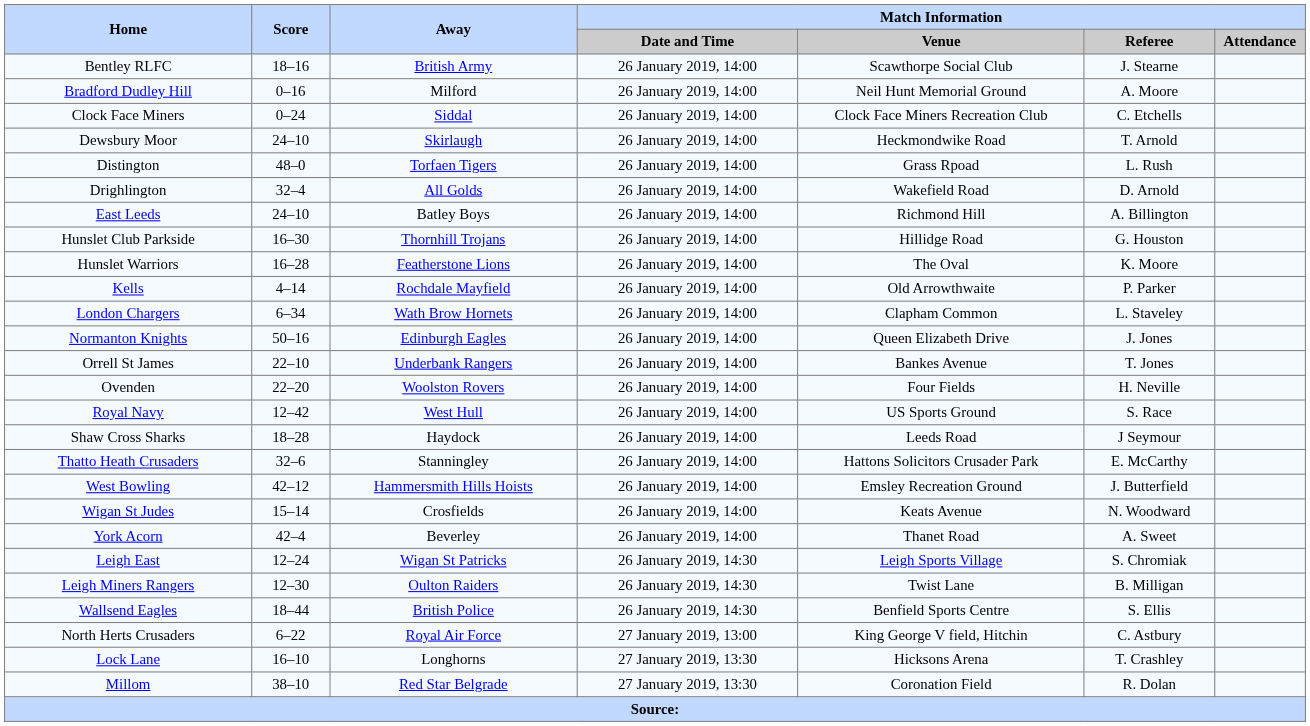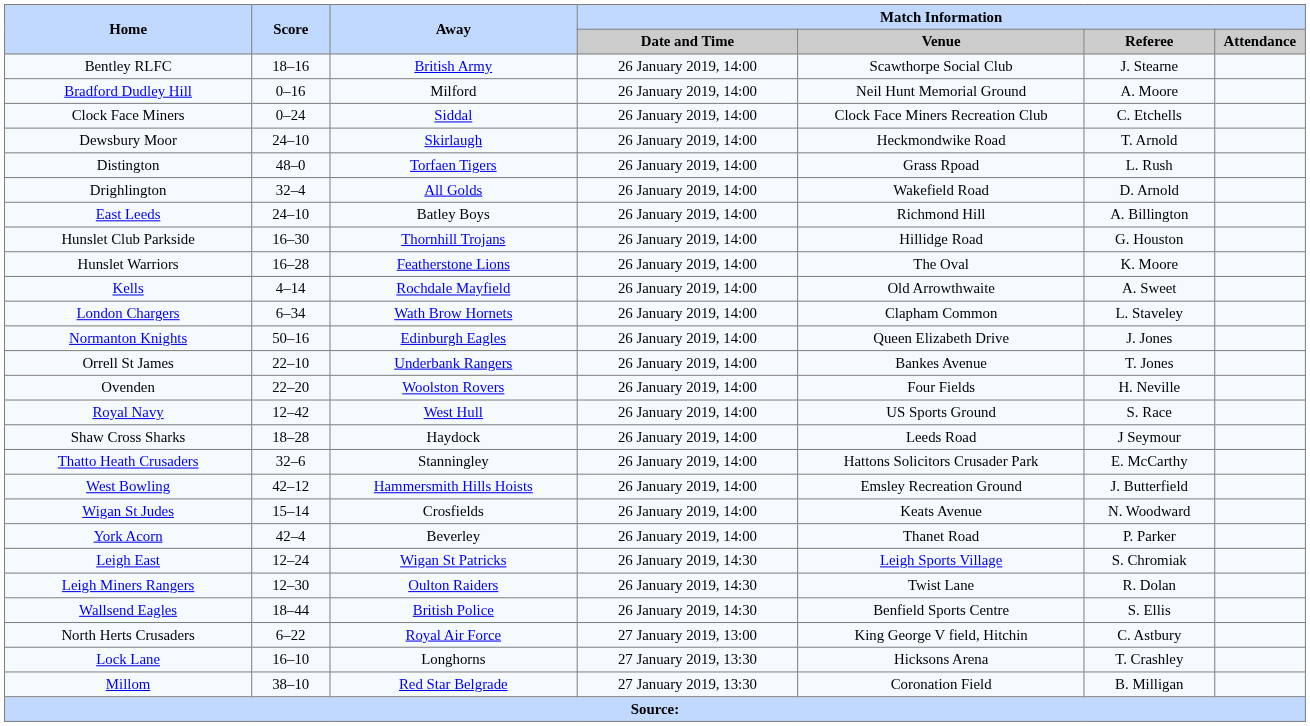(1149, 288) P. Parker -> (1149, 288) A. Sweet
(1149, 535) A. Sweet -> (1149, 535) P. Parker
(1149, 585) B. Milligan -> (1149, 585) R. Dolan
(1149, 684) R. Dolan -> (1149, 684) B. Milligan
